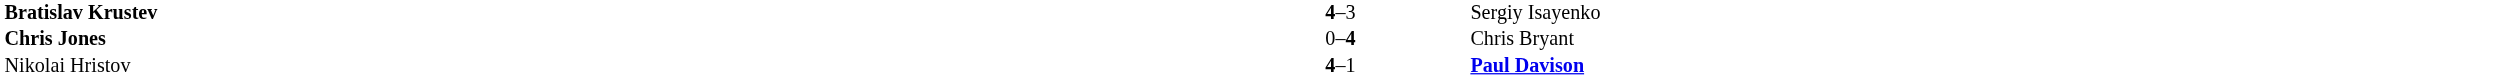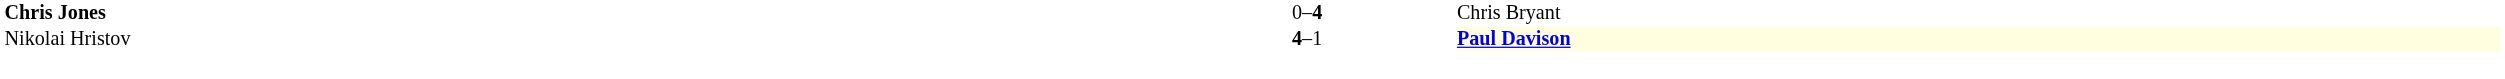- row: (81, 12)
(1527, 65) no background -> (1514, 38) lightyellow background
